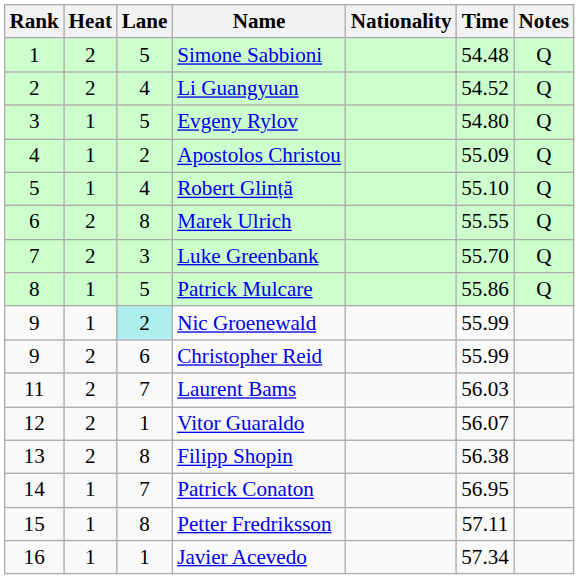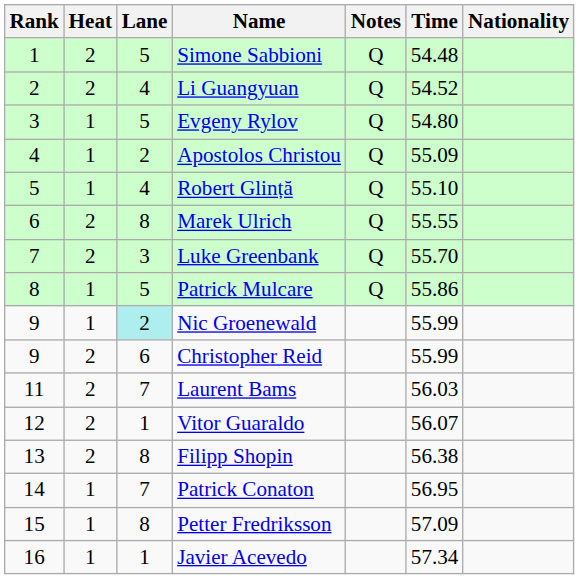columns swapped: (401, 21) <-> (544, 21)
(485, 523) 57.11 -> (435, 523) 57.09
